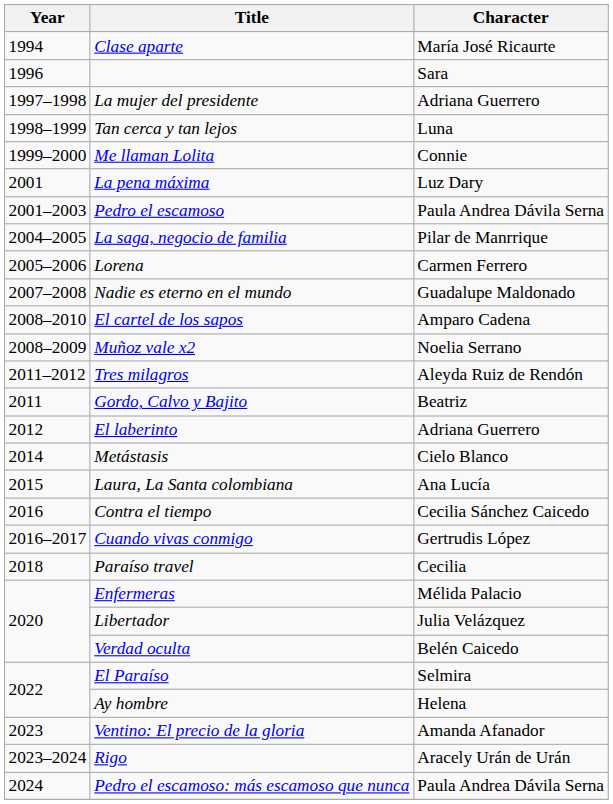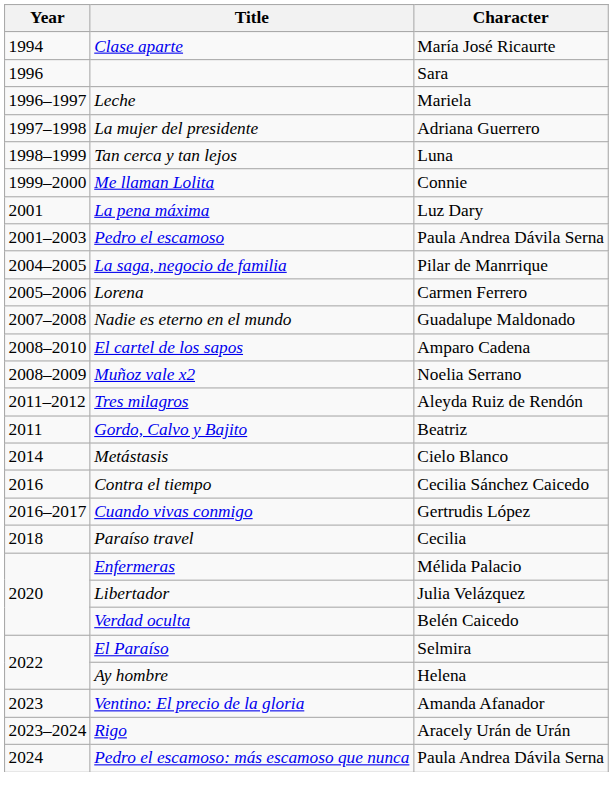+ row: (115, 100)
- row: (136, 429)
- row: (194, 484)
